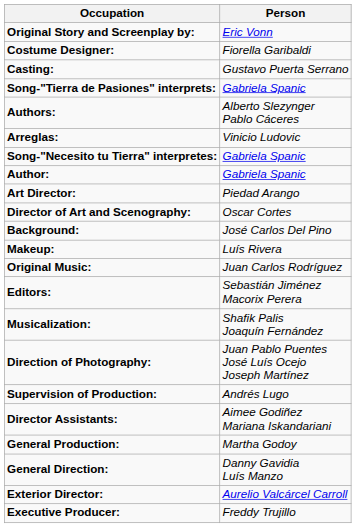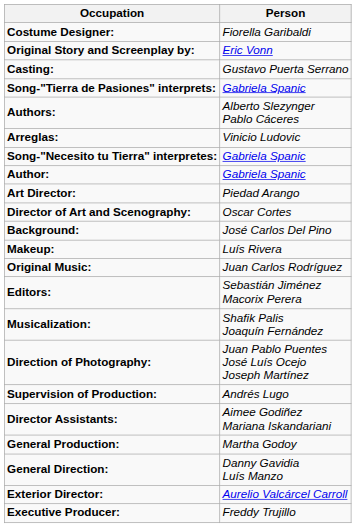rows swapped: (101, 32) <-> (61, 50)
